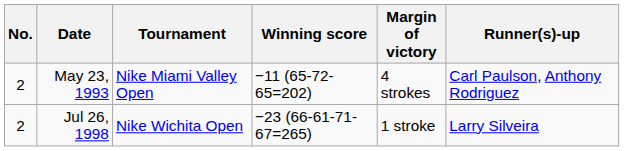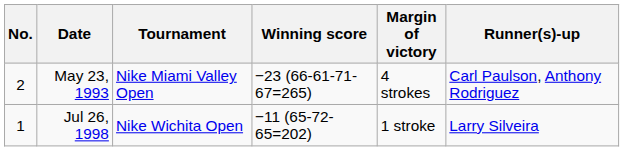(294, 84) −11 (65-72-65=202) -> (306, 84) −23 (66-61-71-67=265)
(20, 126) 2 -> (20, 126) 1
(306, 126) −23 (66-61-71-67=265) -> (294, 126) −11 (65-72-65=202)
